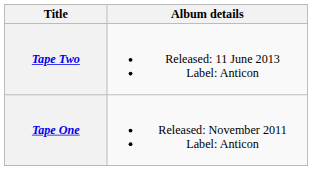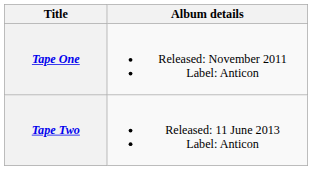rows swapped: (56, 130) <-> (56, 59)
